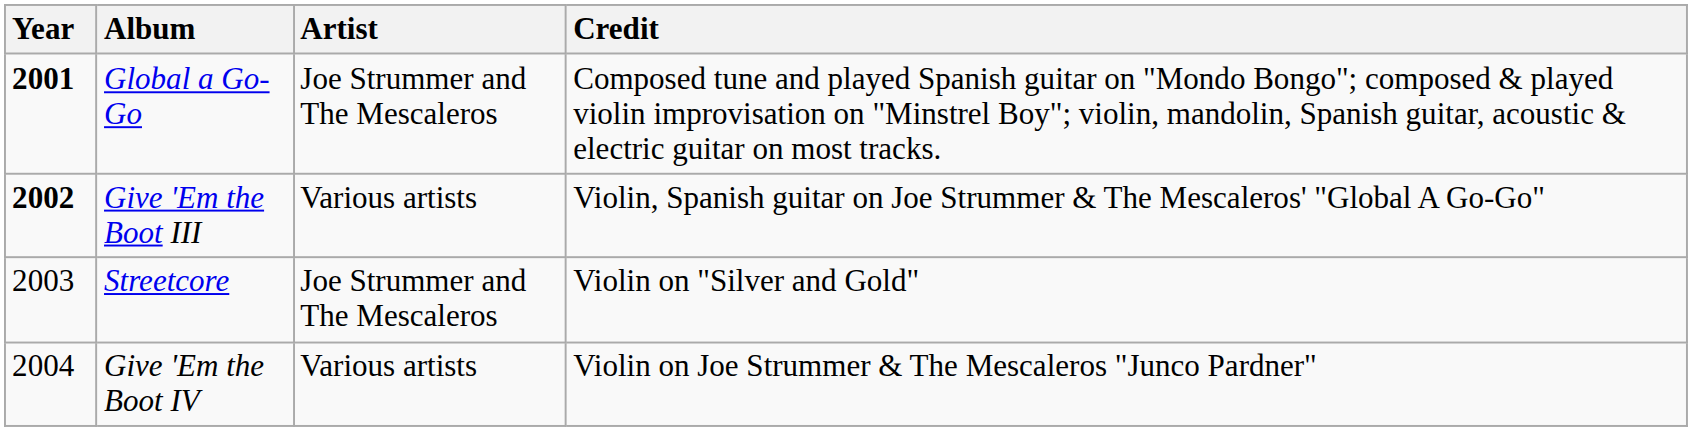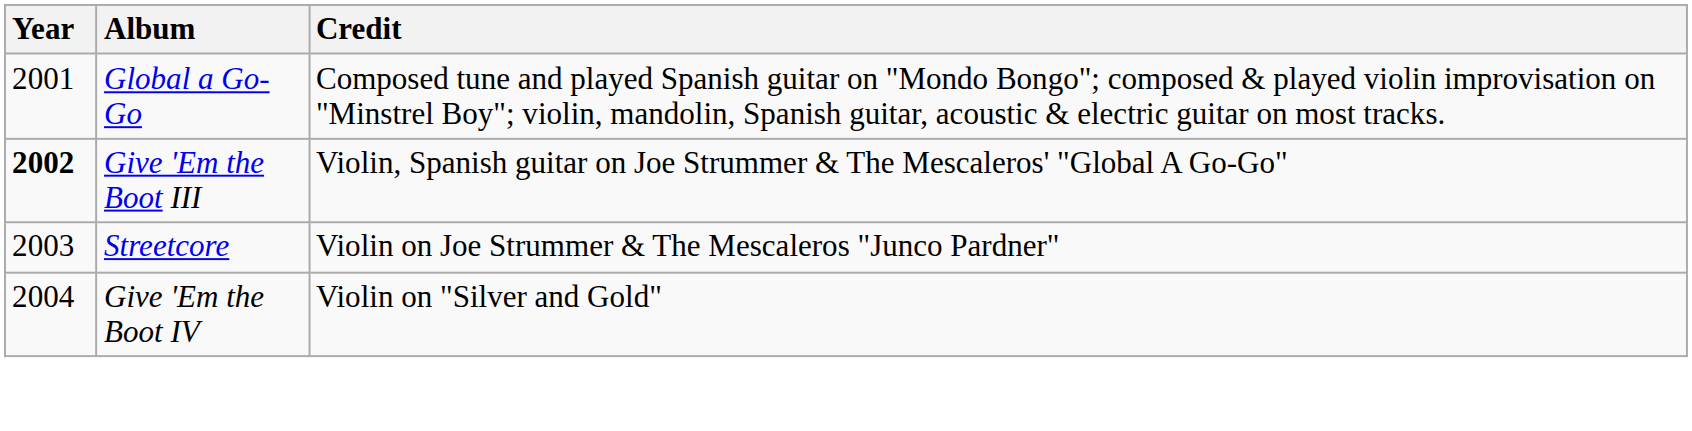- column: (339, 29)
(43, 78) bold -> (43, 78) normal
(746, 281) Violin on "Silver and Gold" -> (688, 246) Violin on Joe Strummer & The Mescaleros "Junco Pardner"
(945, 365) Violin on Joe Strummer & The Mescaleros "Junco Pardner" -> (489, 295) Violin on "Silver and Gold"
